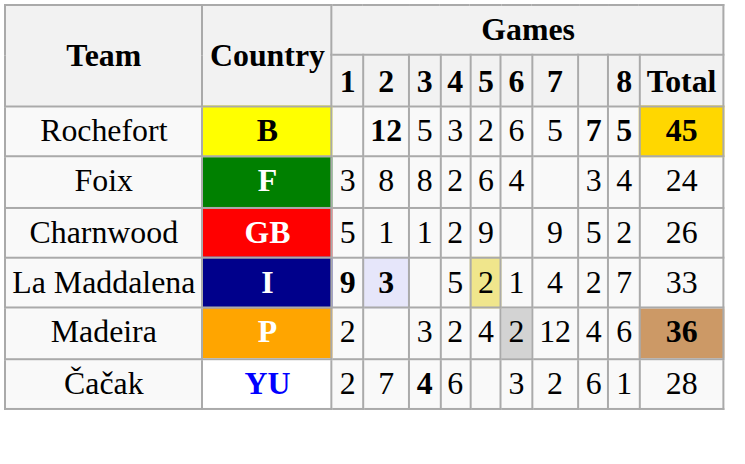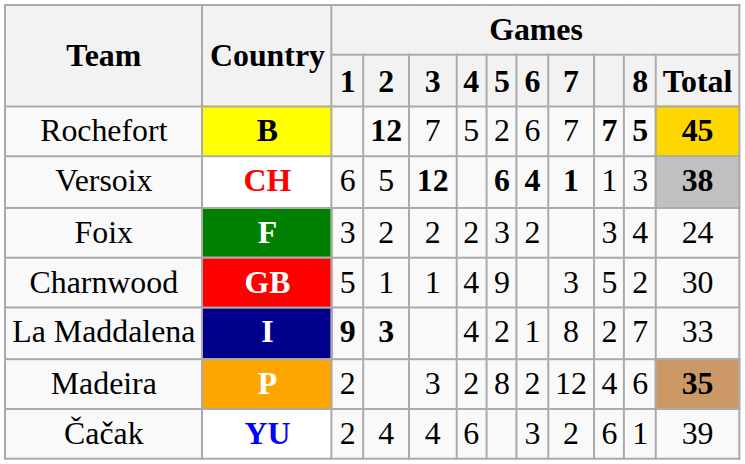(425, 130) 5 -> (433, 130) 7
(455, 130) 3 -> (471, 130) 5
(555, 130) 5 -> (571, 130) 7
+ row: (104, 181)
(386, 181) 8 -> (386, 231) 2
(425, 181) 8 -> (433, 231) 2
(486, 181) 6 -> (502, 231) 3
(517, 181) 4 -> (532, 231) 2
(455, 231) 2 -> (471, 282) 4
(555, 231) 9 -> (571, 282) 3
(682, 231) 26 -> (698, 282) 30
(386, 282) lavender background -> (386, 332) no background
(455, 282) 5 -> (471, 332) 4
(486, 282) khaki background -> (502, 332) no background
(555, 282) 4 -> (571, 332) 8
(486, 332) 4 -> (502, 383) 8
(517, 332) lightgrey background -> (532, 383) no background
(682, 332) 36 -> (698, 383) 35
(386, 383) 7 -> (386, 433) 4
(425, 383) bold -> (433, 433) normal
(682, 383) 28 -> (698, 433) 39
